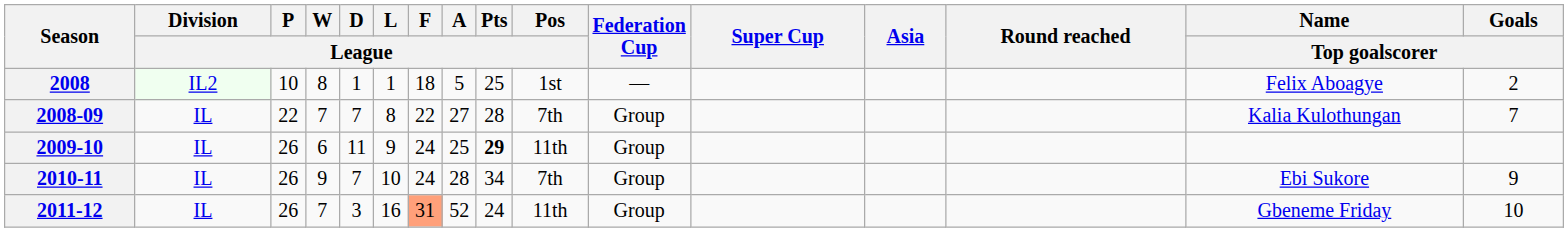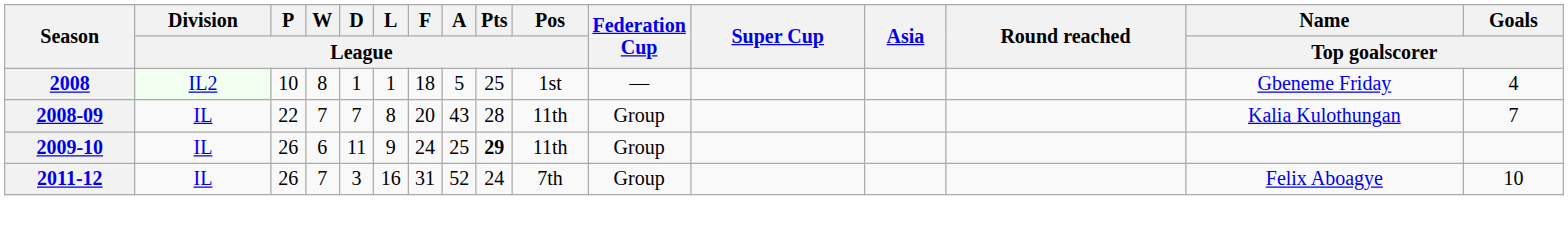(1324, 83) Felix Aboagye -> (1324, 83) Gbeneme Friday
(1513, 83) 2 -> (1513, 83) 4
(425, 115) 22 -> (425, 115) 20
(459, 115) 27 -> (459, 115) 43
(550, 115) 7th -> (550, 115) 11th
- row: (70, 178)
(425, 210) lightsalmon background -> (425, 178) no background
(550, 210) 11th -> (550, 178) 7th
(1324, 210) Gbeneme Friday -> (1324, 178) Felix Aboagye
